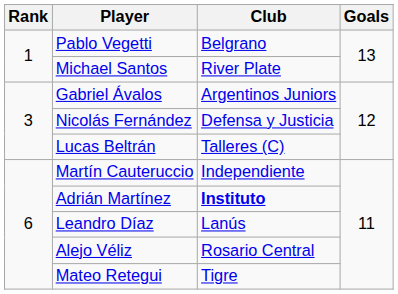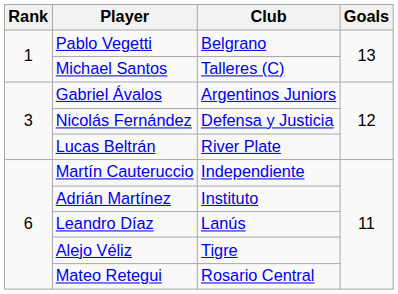(241, 69) River Plate -> (243, 69) Talleres (C)
(243, 146) Talleres (C) -> (241, 146) River Plate
(233, 198) bold -> (230, 198) normal
(258, 250) Rosario Central -> (219, 250) Tigre
(219, 276) Tigre -> (258, 276) Rosario Central
